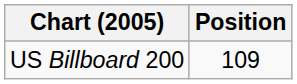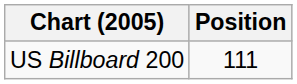(241, 59) 109 -> (241, 59) 111
